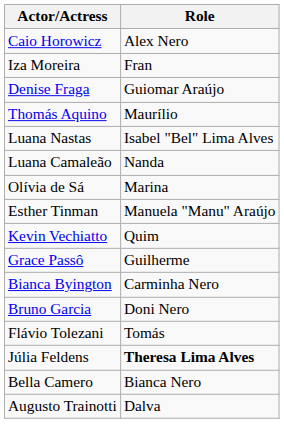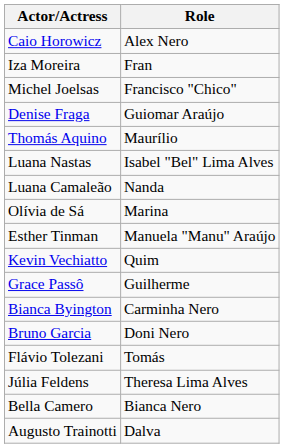+ row: (53, 89)
(189, 357) bold -> (186, 382) normal
